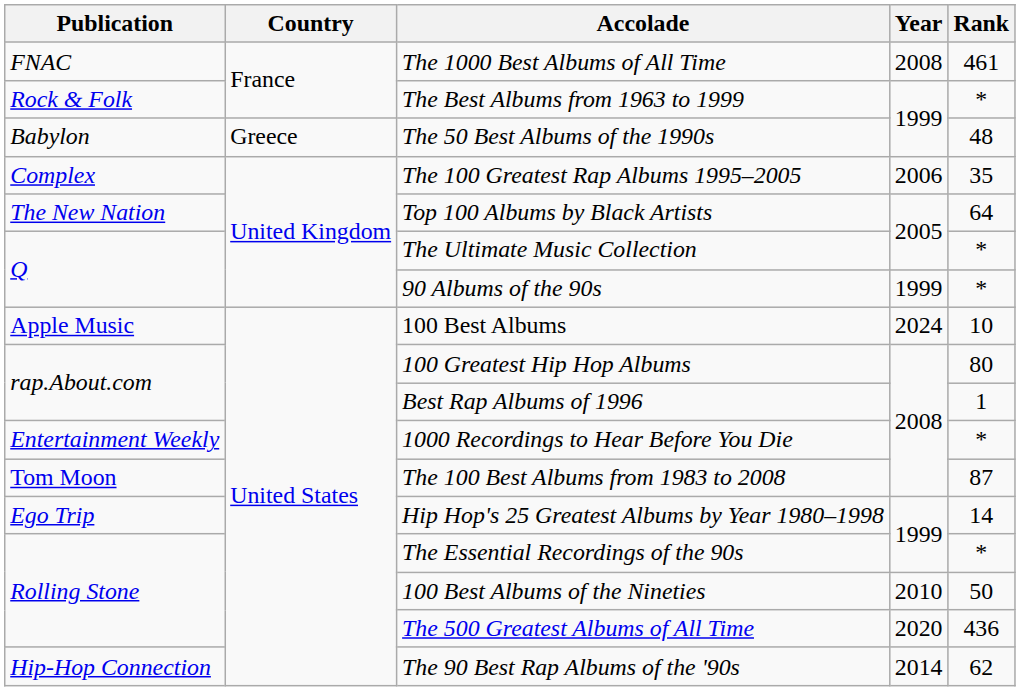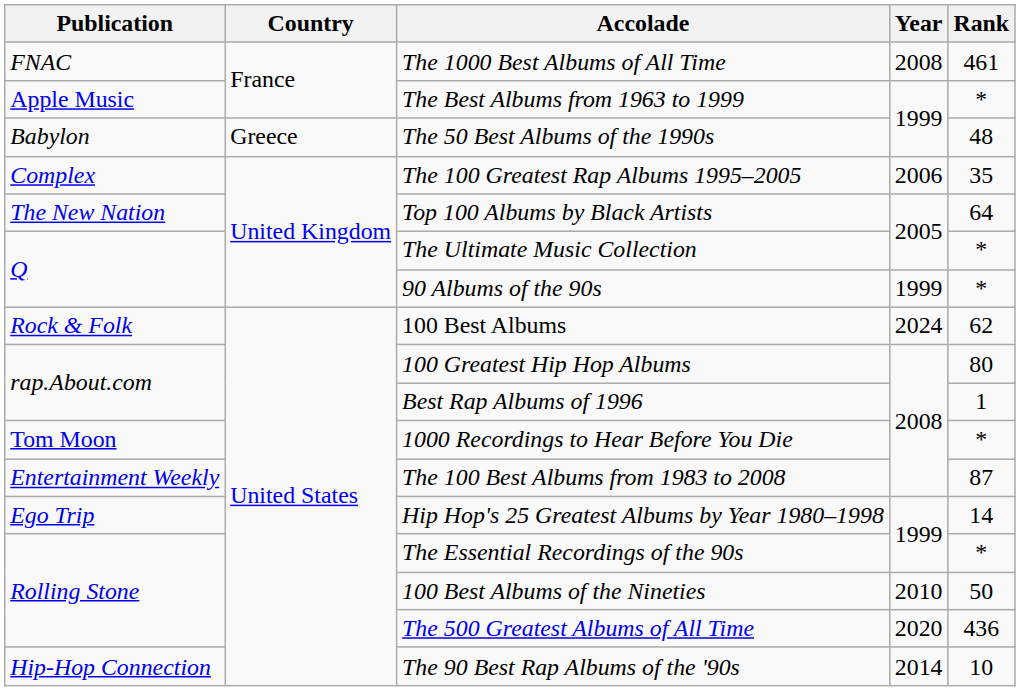(71, 99) Rock & Folk -> (72, 99) Apple Music
(72, 325) Apple Music -> (71, 325) Rock & Folk
(981, 325) 10 -> (981, 325) 62
(115, 439) Entertainment Weekly -> (63, 439) Tom Moon
(63, 477) Tom Moon -> (115, 477) Entertainment Weekly
(981, 666) 62 -> (981, 666) 10
